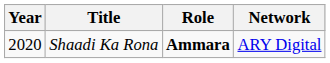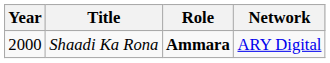(25, 44) 2020 -> (25, 44) 2000
